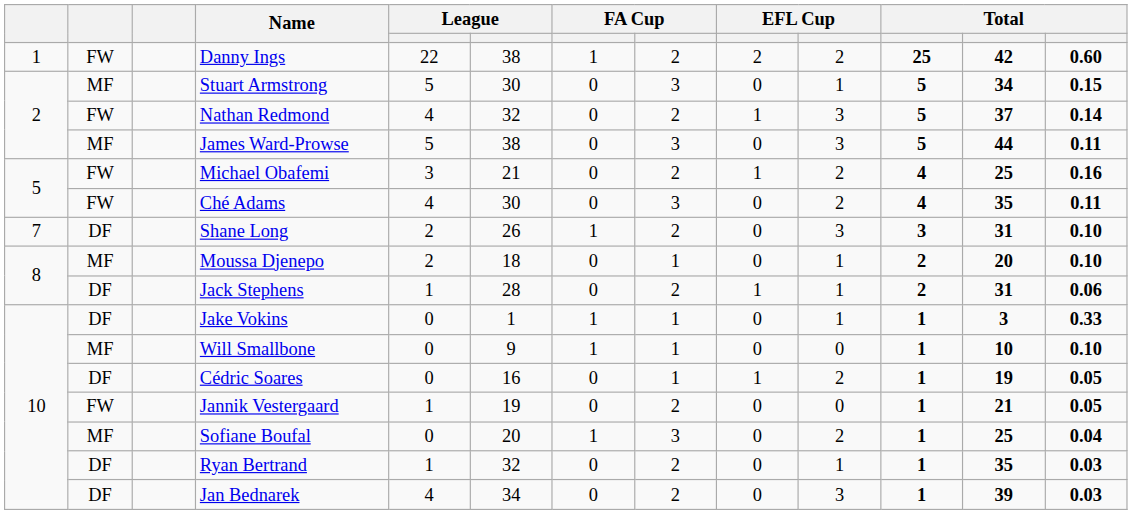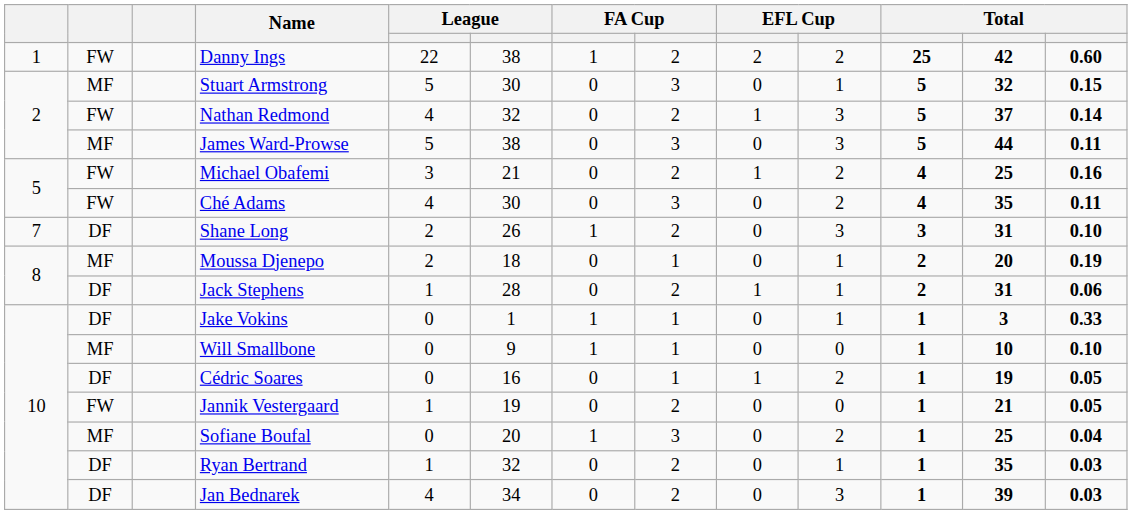(1004, 85) 34 -> (1004, 85) 32
(1086, 261) 0.10 -> (1086, 261) 0.19
